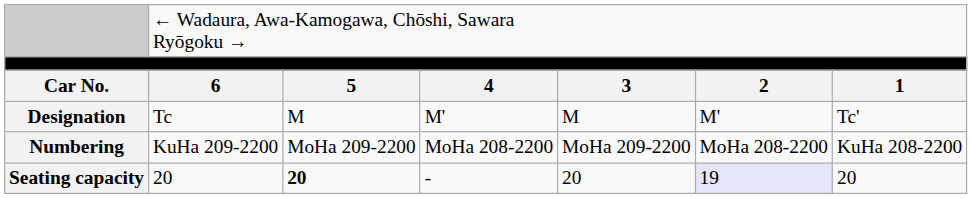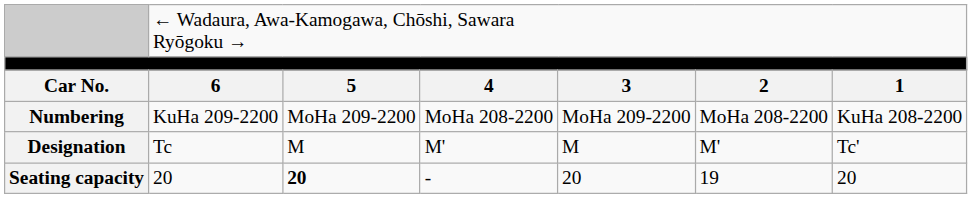rows swapped: (77, 116) <-> (77, 147)
(709, 177) lavender background -> (709, 177) no background
